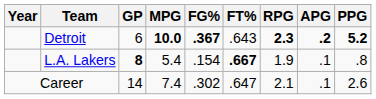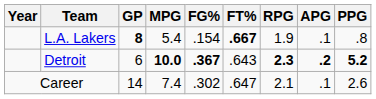rows swapped: (65, 38) <-> (80, 61)
